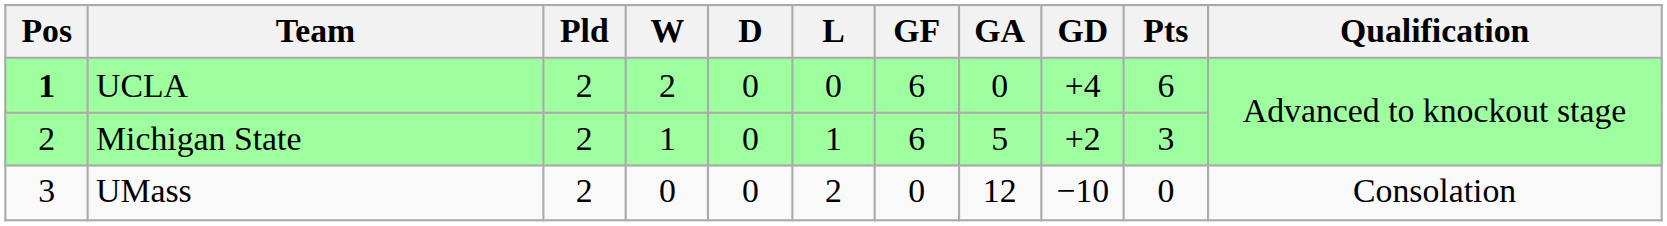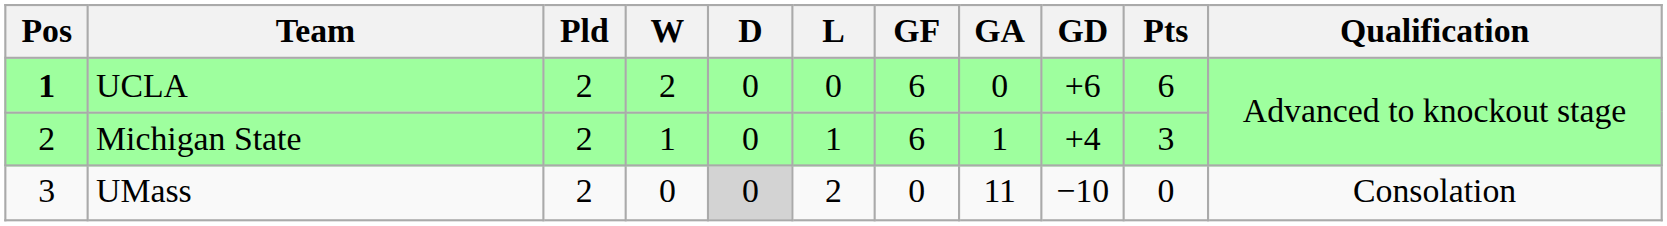(1083, 84) +4 -> (1083, 84) +6
(1000, 138) 5 -> (1000, 138) 1
(1083, 138) +2 -> (1083, 138) +4
(750, 191) no background -> (750, 191) lightgrey background
(1000, 191) 12 -> (1000, 191) 11
